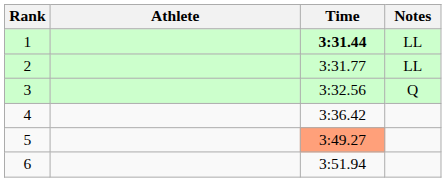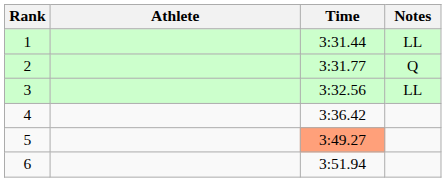(342, 41) bold -> (342, 41) normal
(413, 66) LL -> (413, 66) Q
(413, 90) Q -> (413, 90) LL
